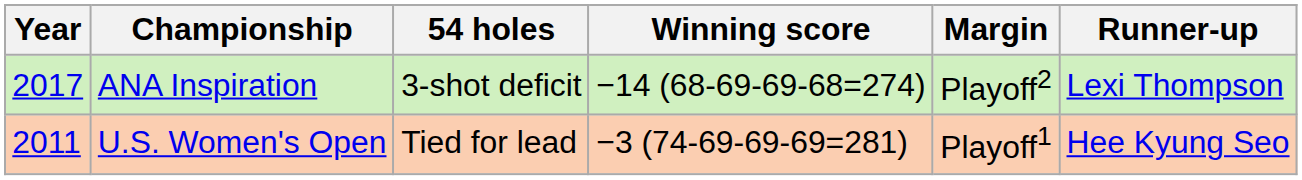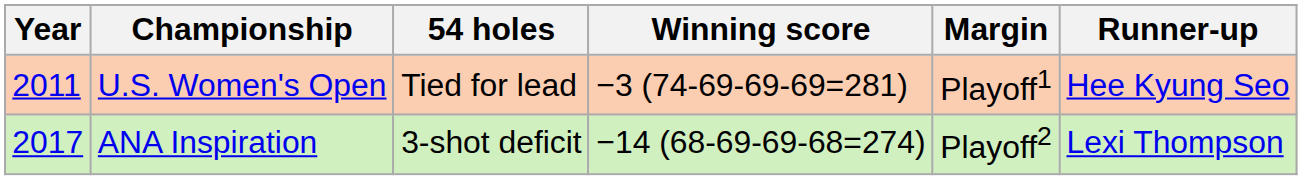rows swapped: (242, 143) <-> (208, 84)
